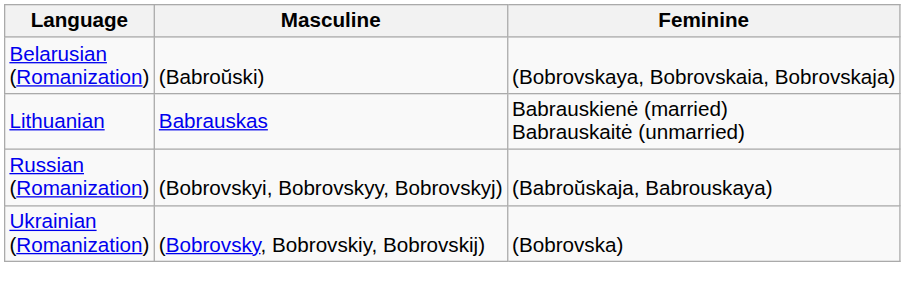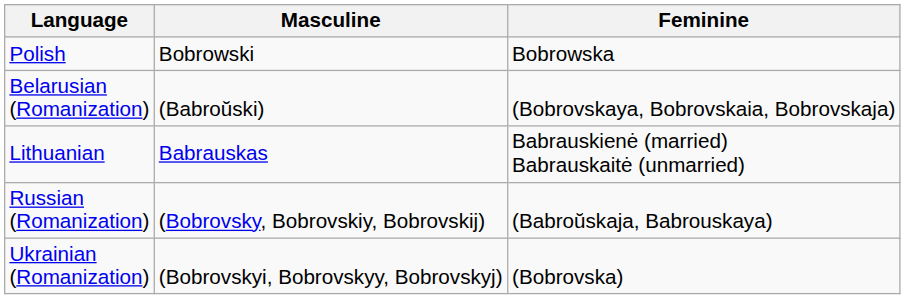+ row: (38, 53)
(331, 188) (Bobrovskyi, Bobrovskyy, Bobrovskyj) -> (322, 221) (Bobrovsky, Bobrovskiy, Bobrovskij)
(322, 244) (Bobrovsky, Bobrovskiy, Bobrovskij) -> (331, 277) (Bobrovskyi, Bobrovskyy, Bobrovskyj)
